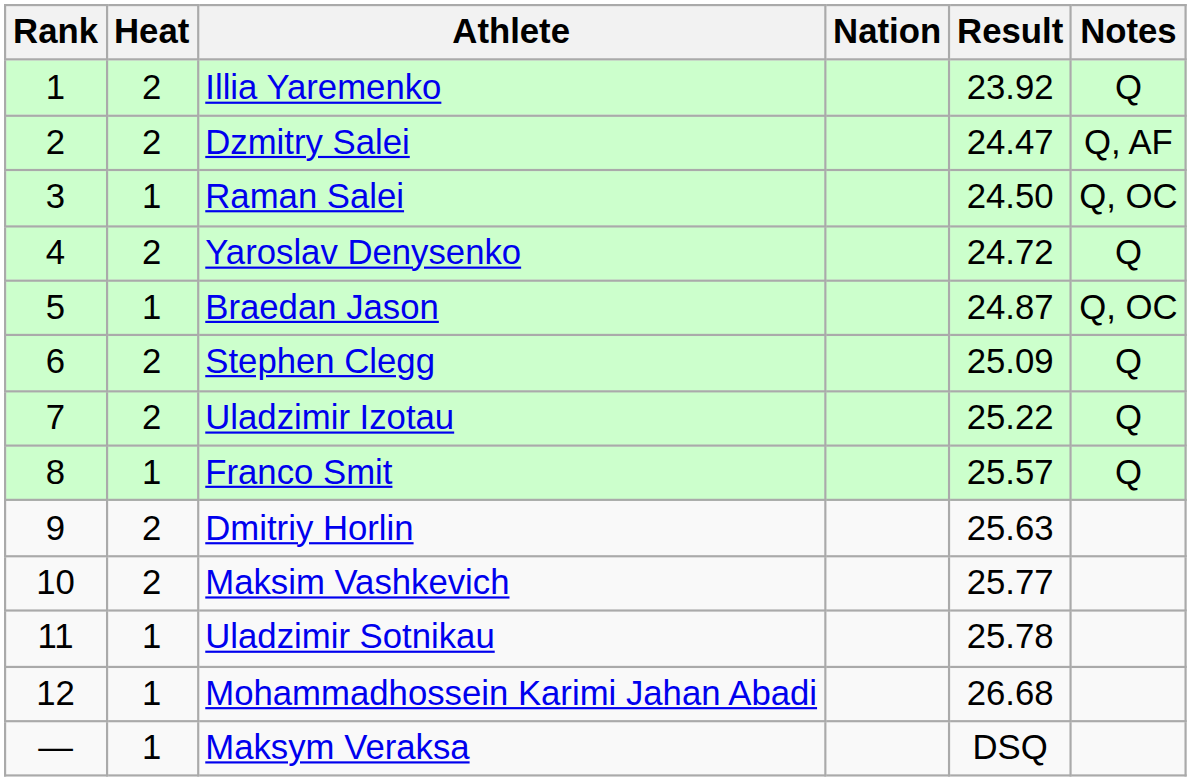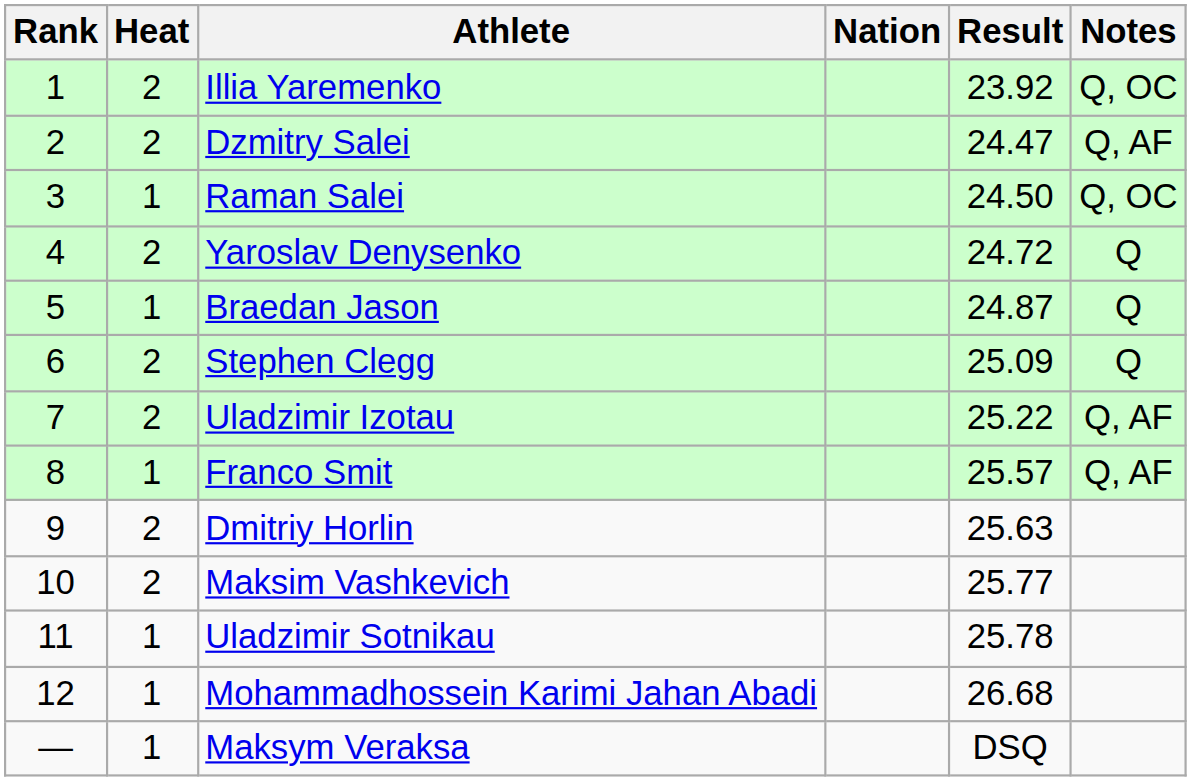(1128, 87) Q -> (1128, 87) Q, OC
(1128, 307) Q, OC -> (1128, 307) Q
(1128, 417) Q -> (1128, 417) Q, AF
(1128, 472) Q -> (1128, 472) Q, AF
